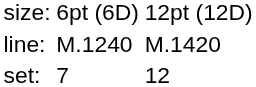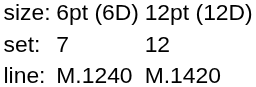rows swapped: (22, 75) <-> (24, 44)
